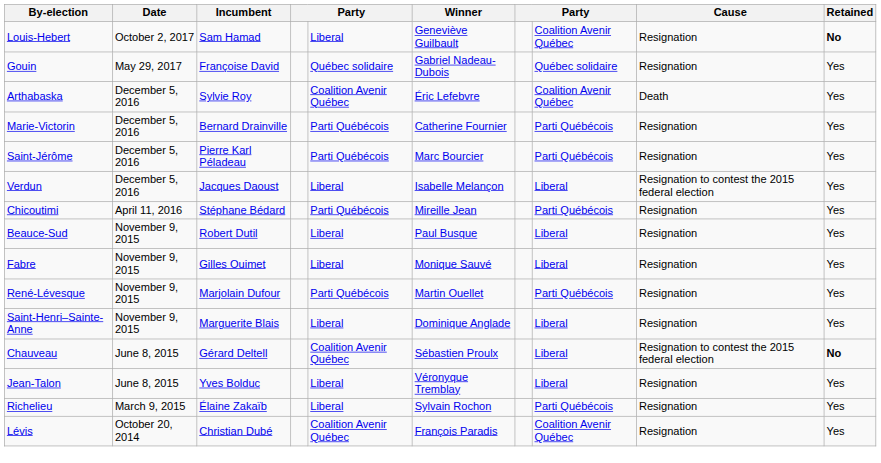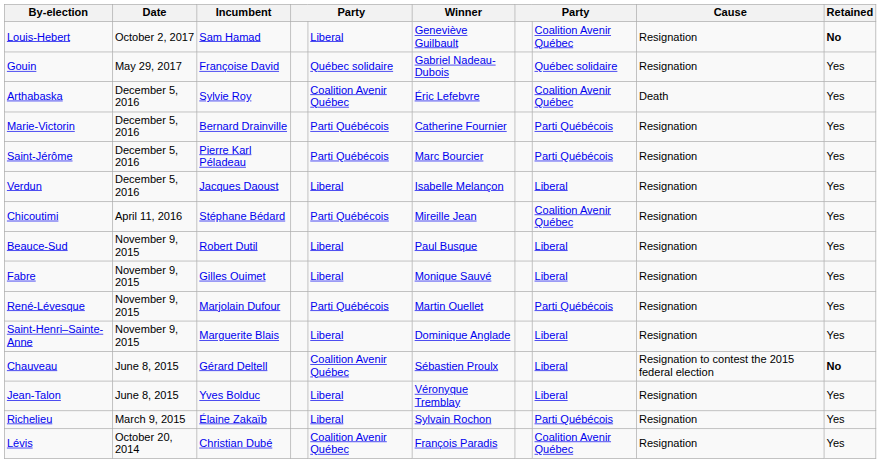(717, 186) Resignation to contest the 2015 federal election -> (668, 186) Resignation
(574, 210) Parti Québécois -> (573, 216) Coalition Avenir Québec
